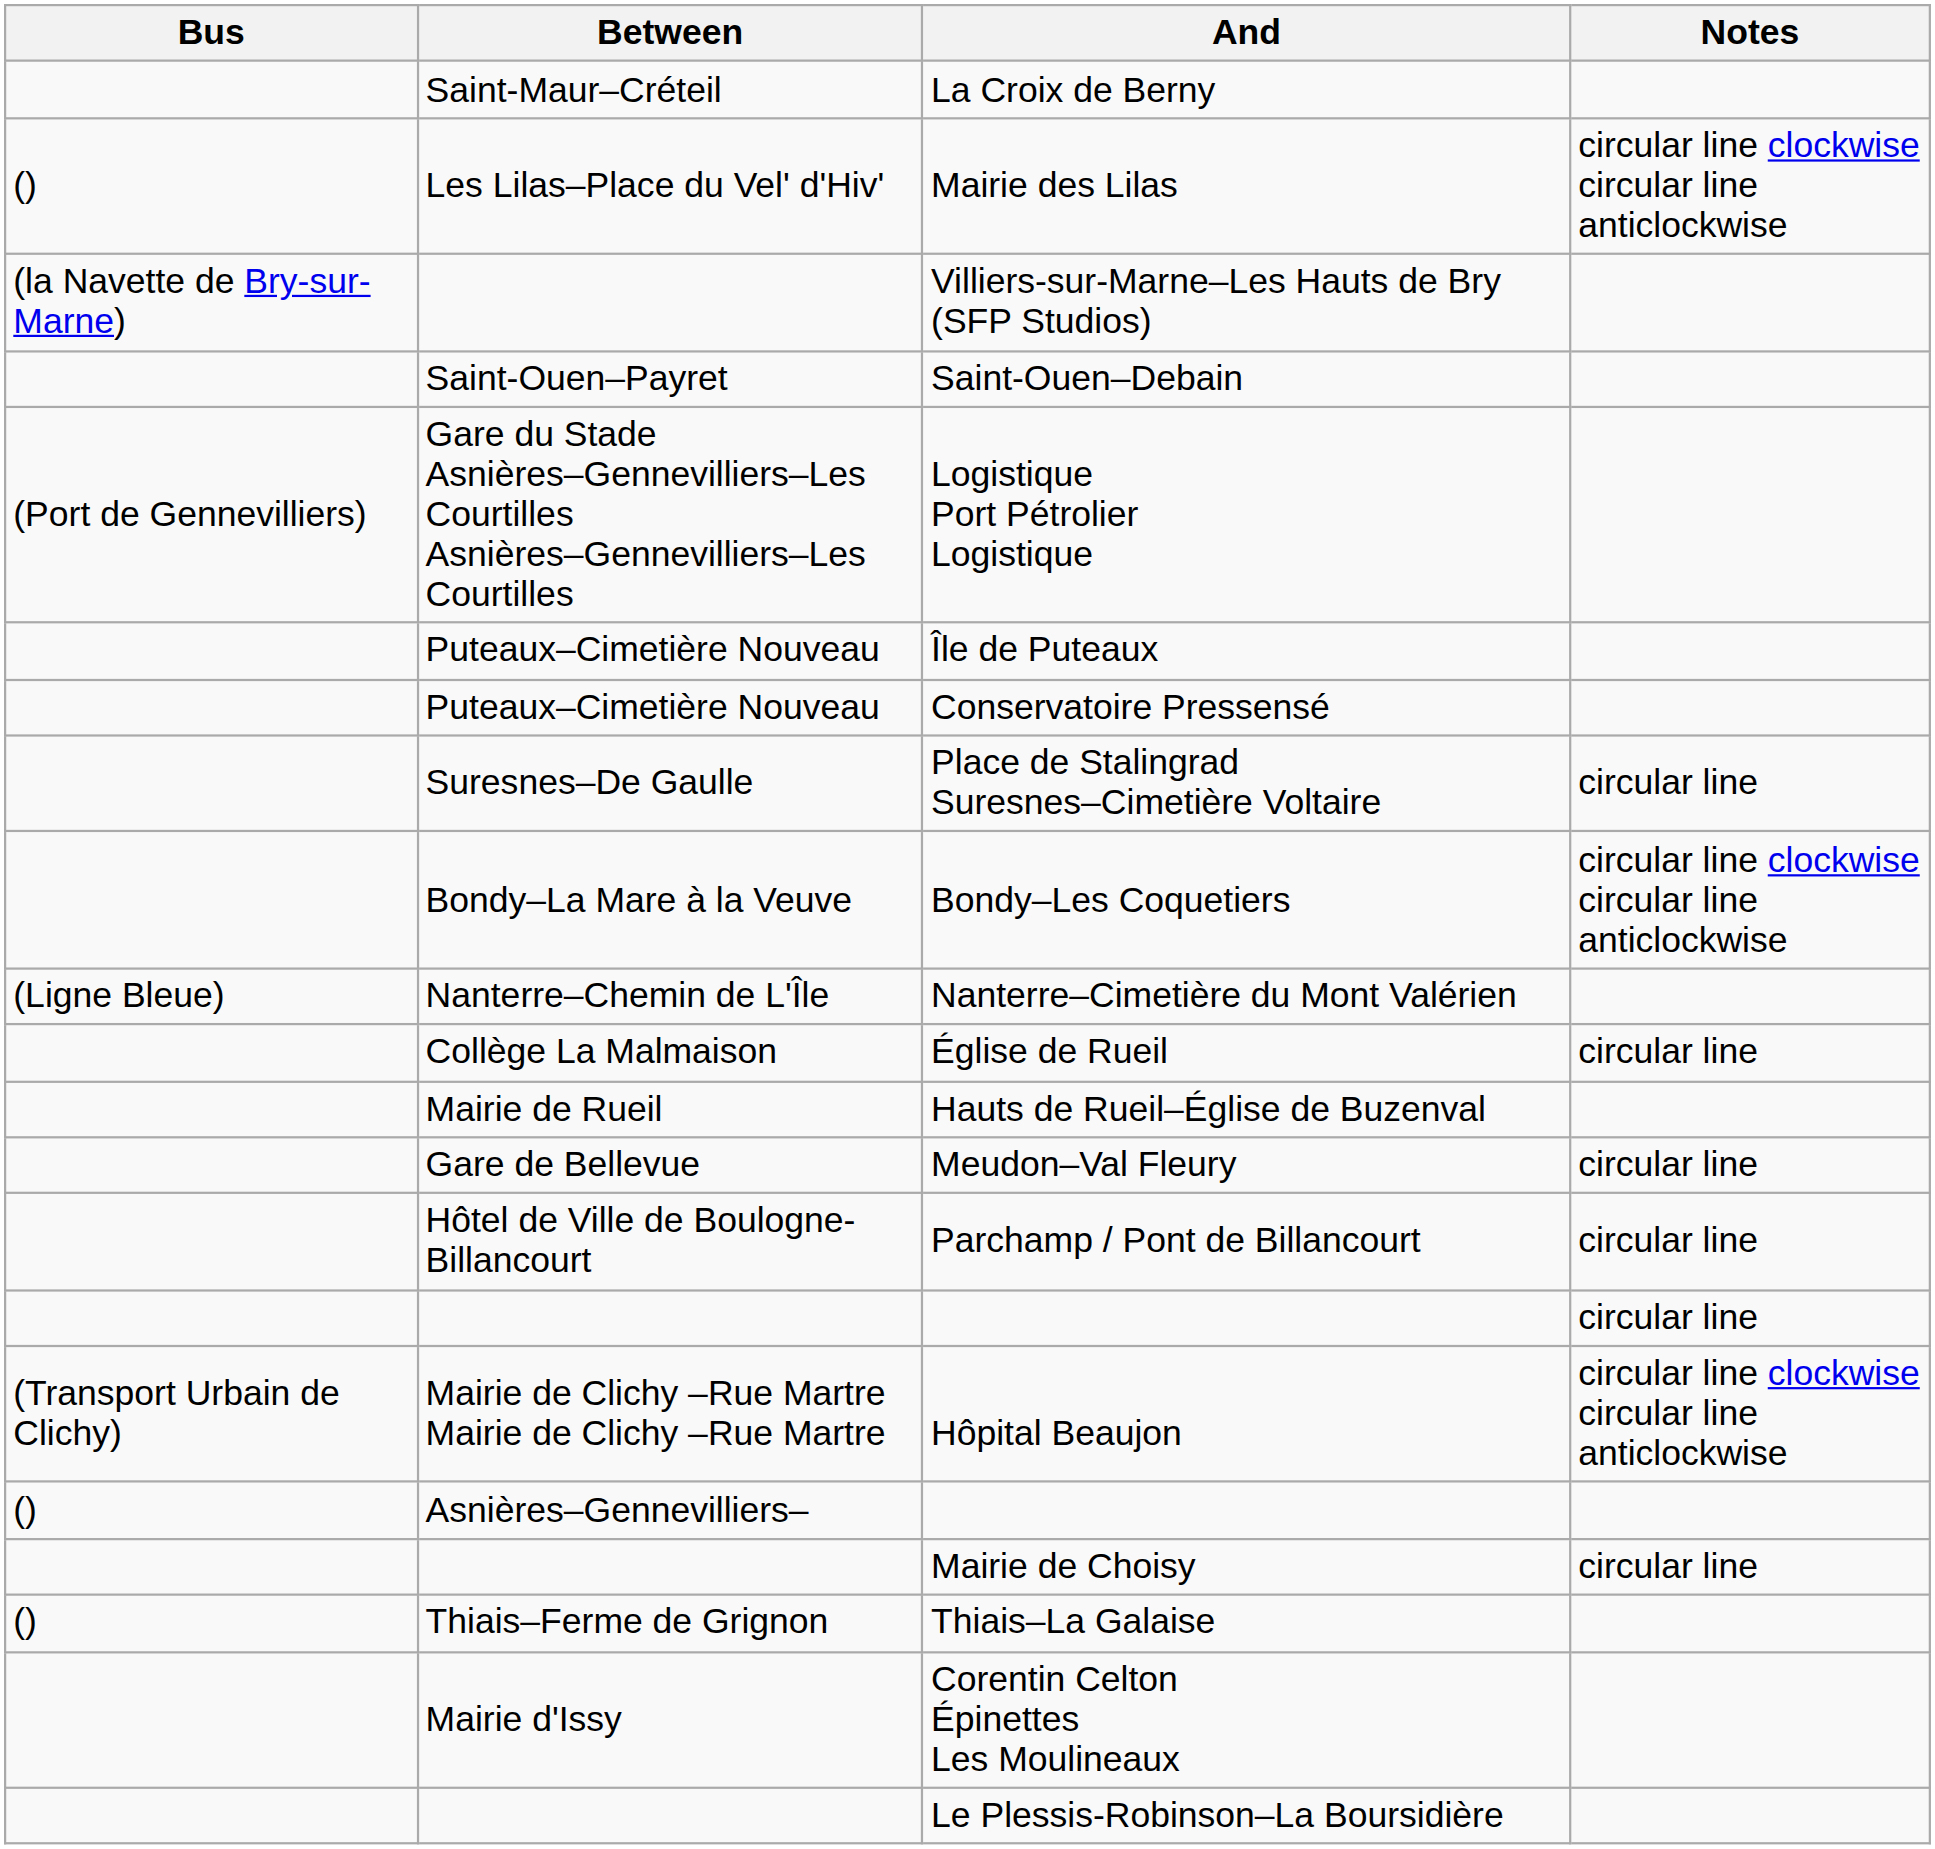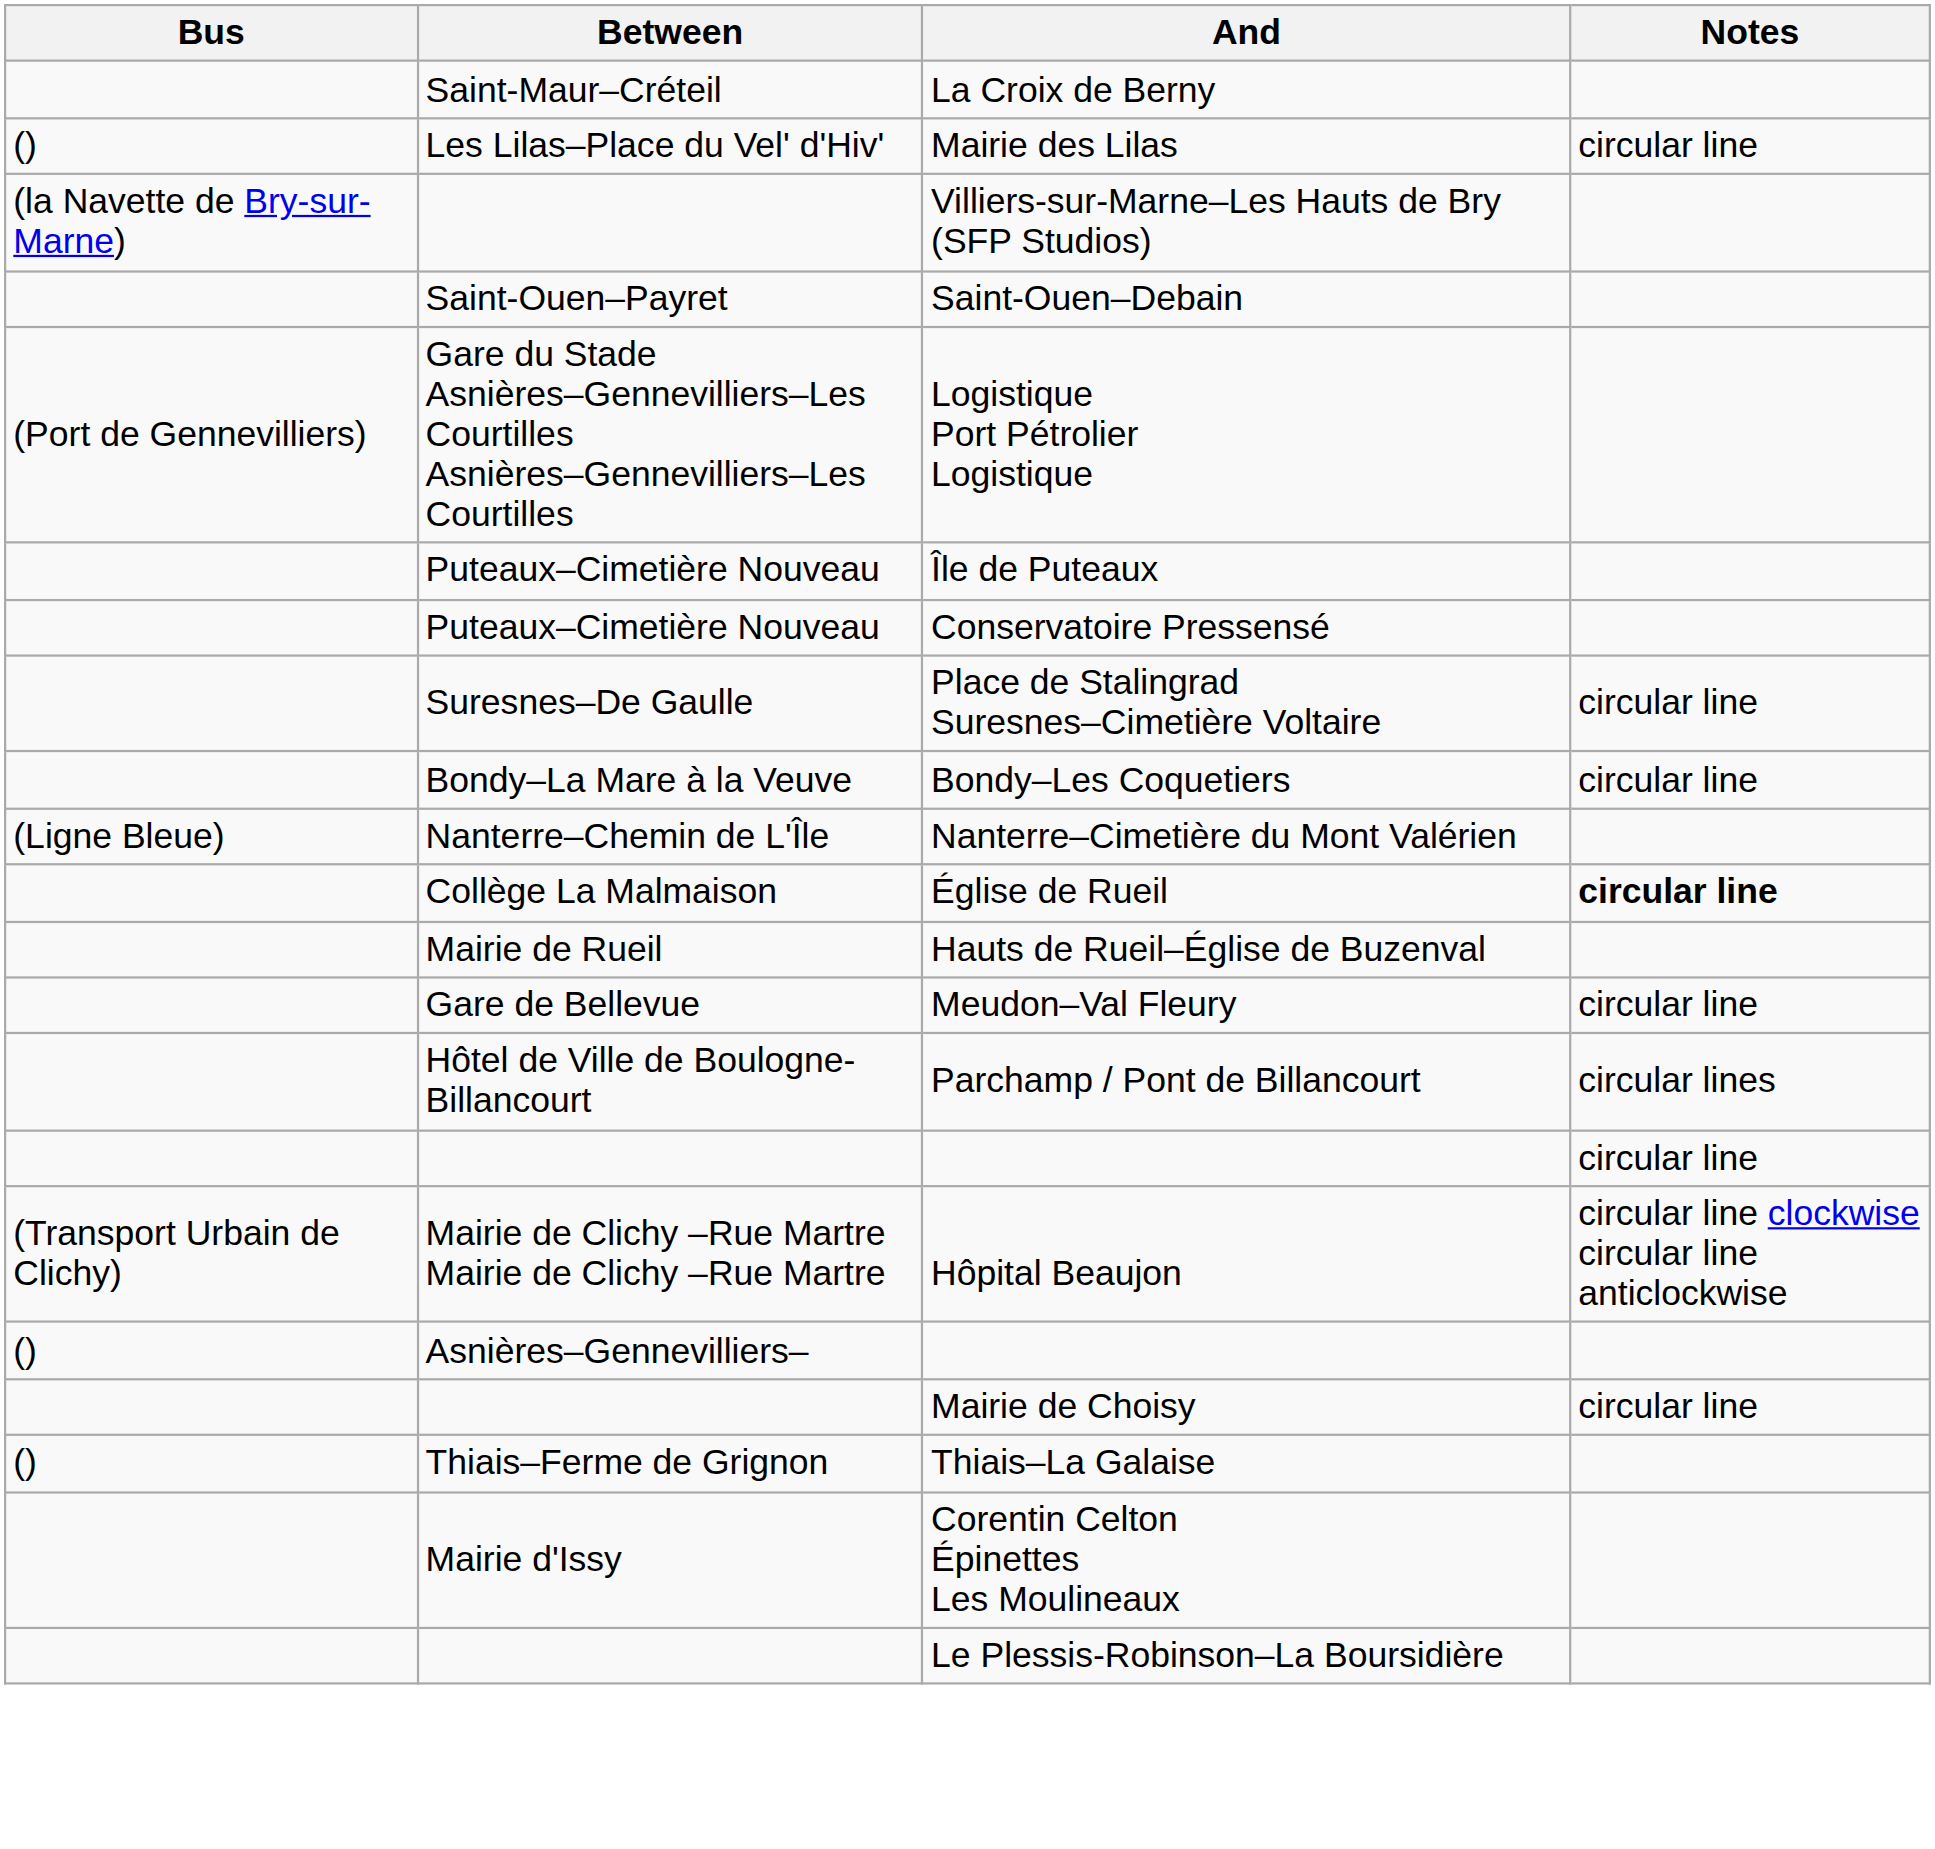(1749, 185) circular line clockwise circular line anticlockwise -> (1668, 145) circular line
(1749, 899) circular line clockwise circular line anticlockwise -> (1668, 779) circular line
(1668, 1051) normal -> (1678, 892) bold
(1668, 1240) circular line -> (1677, 1081) circular lines
